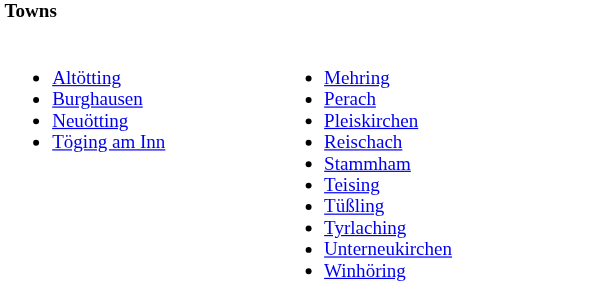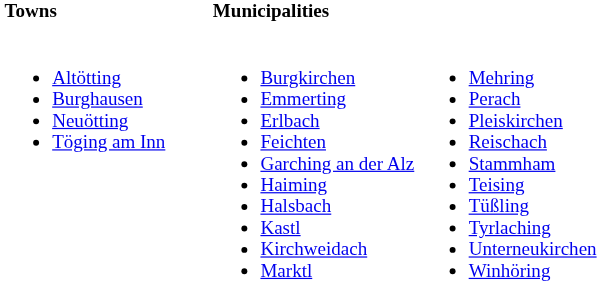+ column: (271, 11)
